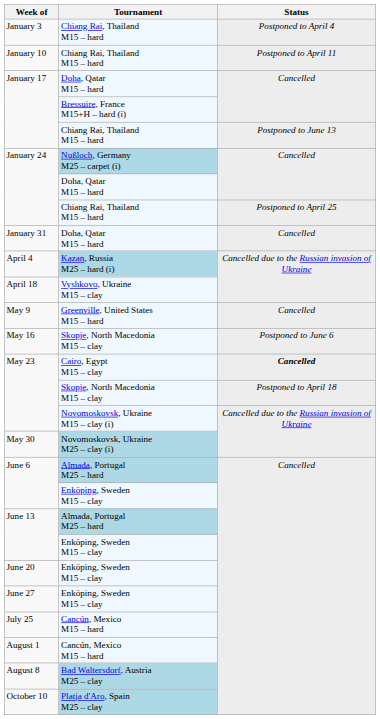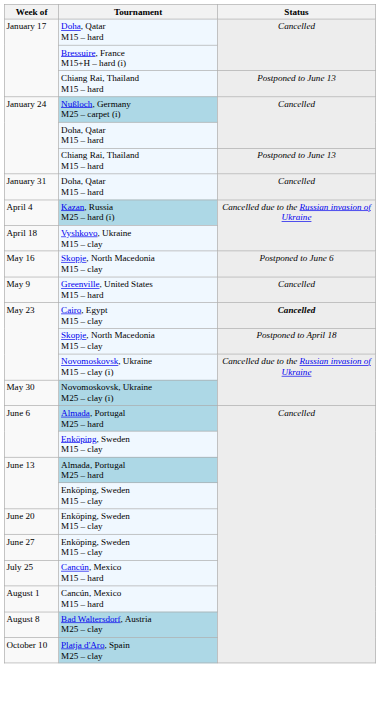- row: (24, 26)
- row: (26, 52)
(297, 206) Postponed to April 25 -> (297, 155) Postponed to June 13
rows swapped: (18, 309) <-> (21, 335)
